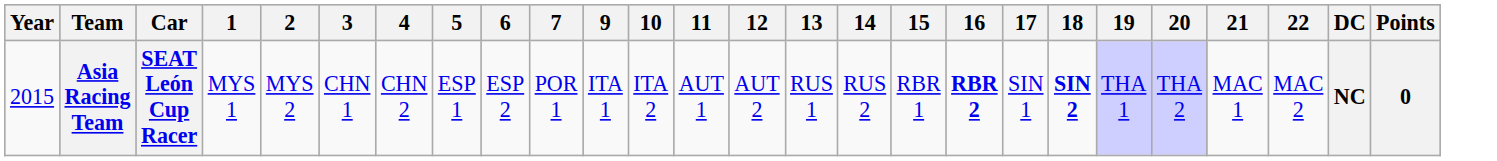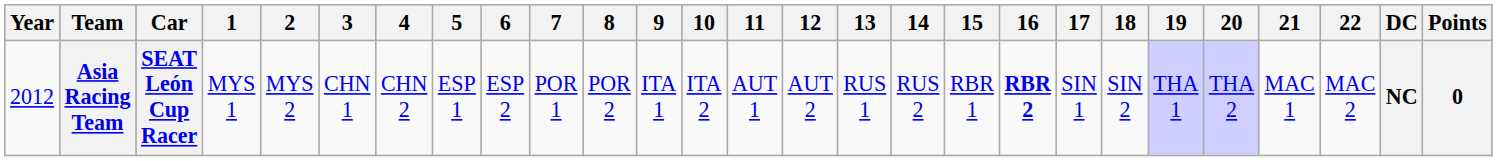+ column: (609, 22)
(32, 97) 2015 -> (32, 97) 2012
(1072, 97) bold -> (1125, 97) normal
